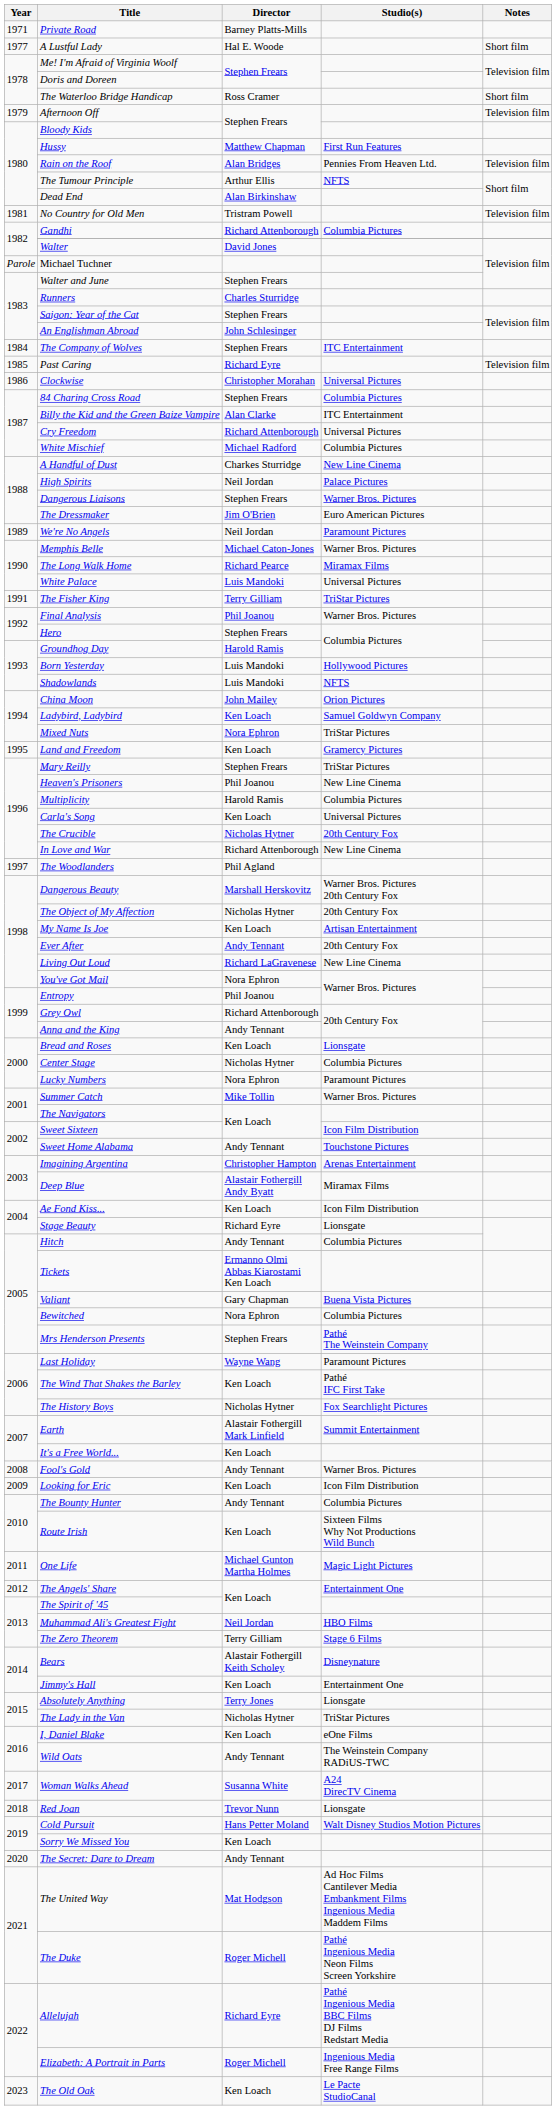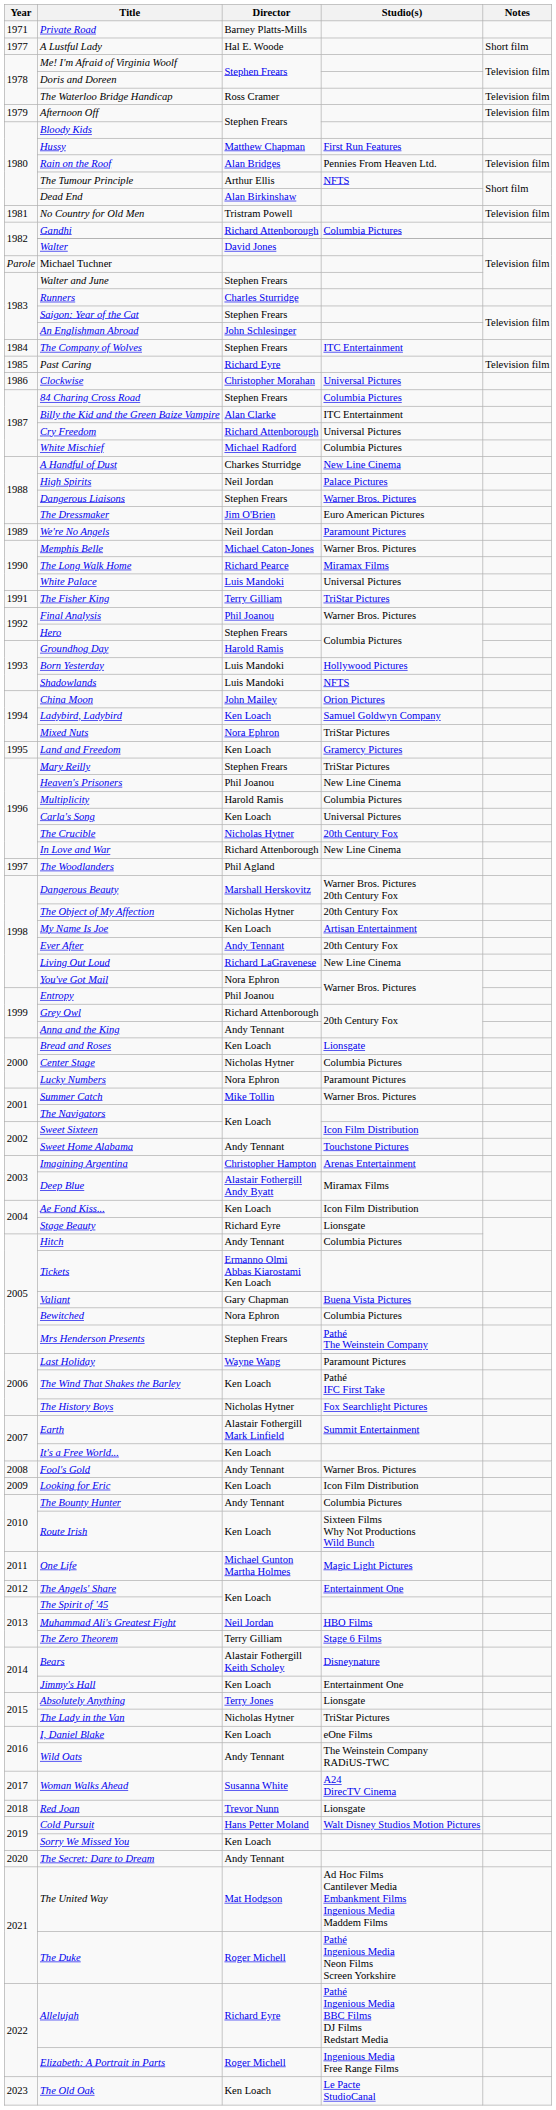(507, 96) Short film -> (517, 96) Television film
